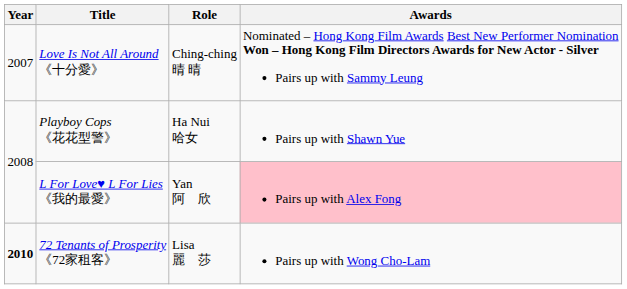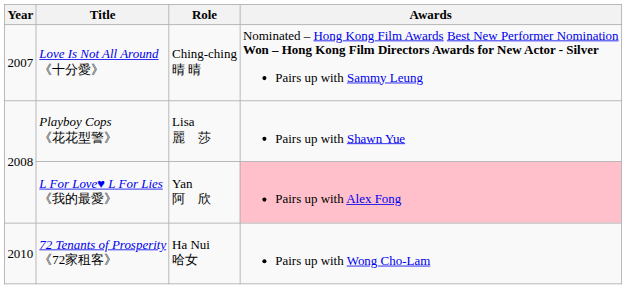(191, 130) Ha Nui 哈女 -> (192, 130) Lisa 麗 莎
(20, 253) bold -> (20, 253) normal
(192, 252) Lisa 麗 莎 -> (191, 252) Ha Nui 哈女
